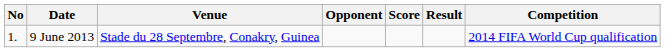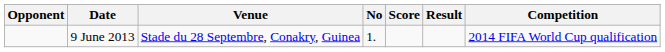columns swapped: (16, 15) <-> (354, 15)
